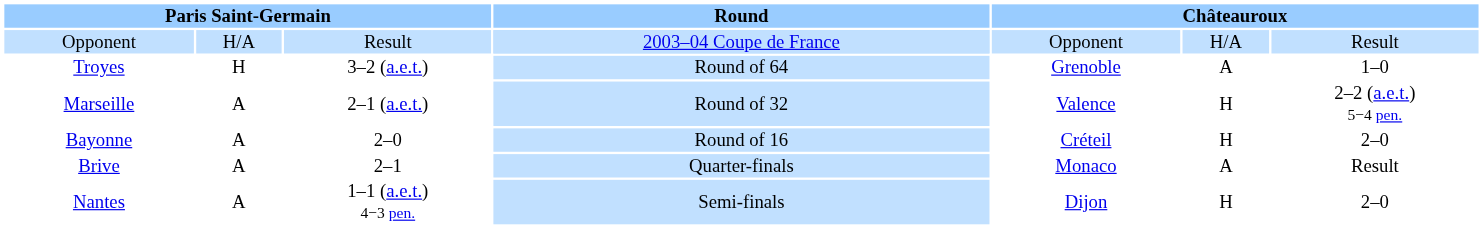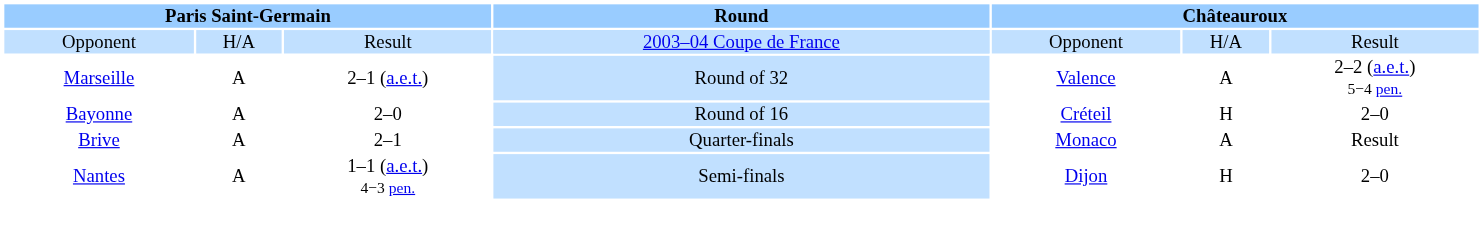- row: (99, 67)
(1226, 103) H -> (1226, 77) A
